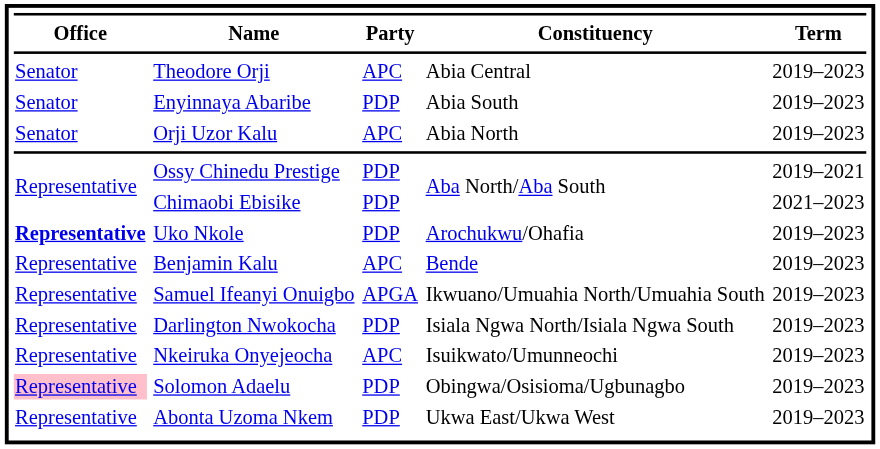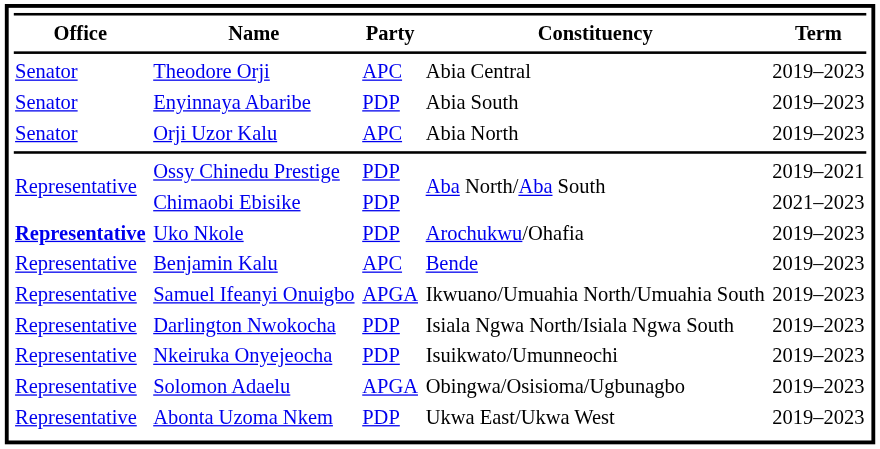(382, 355) APC -> (381, 355) PDP
(76, 386) pink background -> (76, 386) no background
(381, 386) PDP -> (390, 386) APGA
